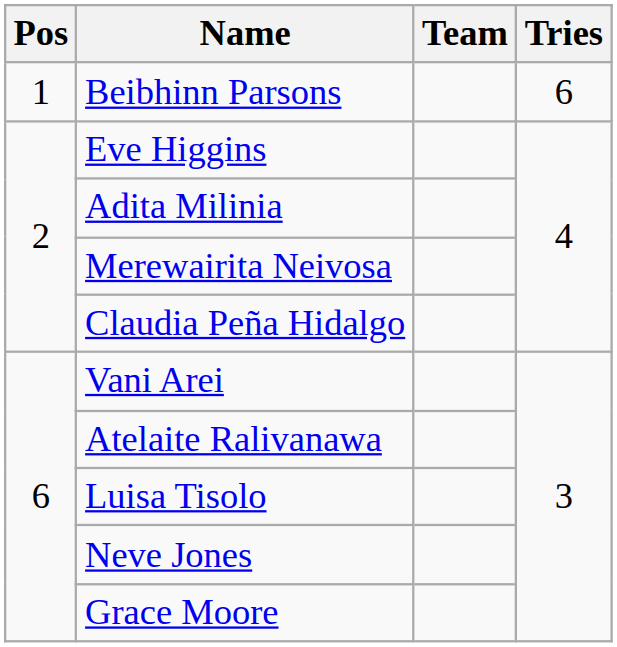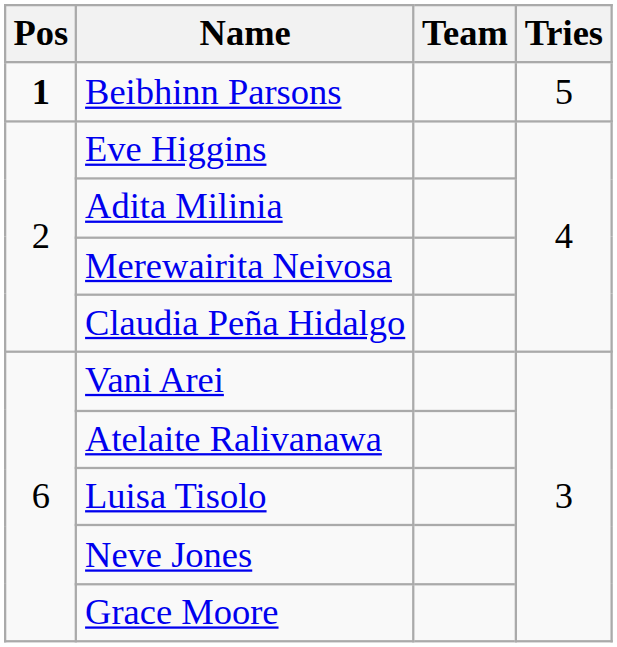(41, 91) normal -> (41, 91) bold
(564, 91) 6 -> (564, 91) 5
